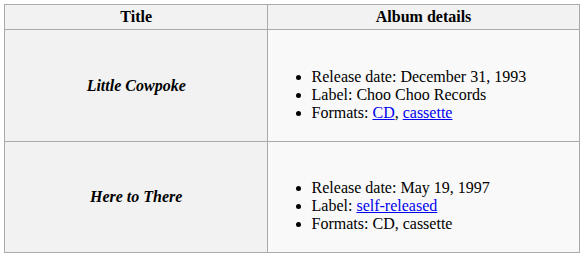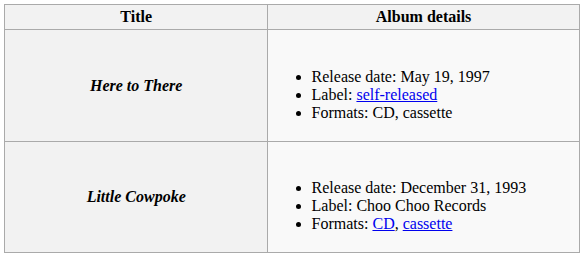rows swapped: (136, 85) <-> (136, 196)
